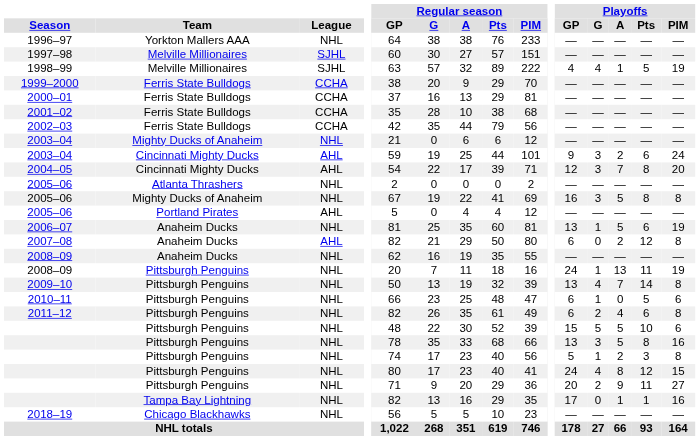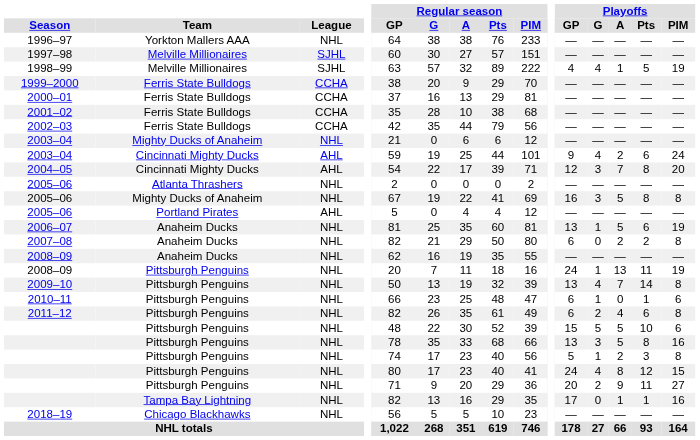(598, 155) 3 -> (598, 155) 4
(331, 241) AHL -> (331, 241) NHL
(646, 241) 12 -> (646, 241) 2
(646, 299) 5 -> (646, 299) 1
